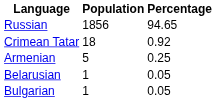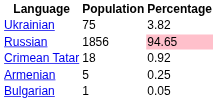+ row: (29, 25)
(162, 25) no background -> (162, 42) pink background
- row: (32, 75)
